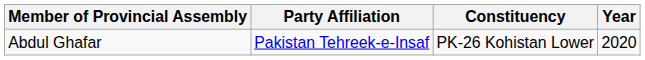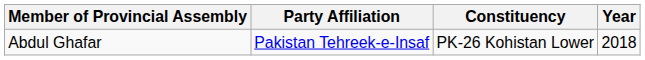(619, 42) 2020 -> (619, 42) 2018
